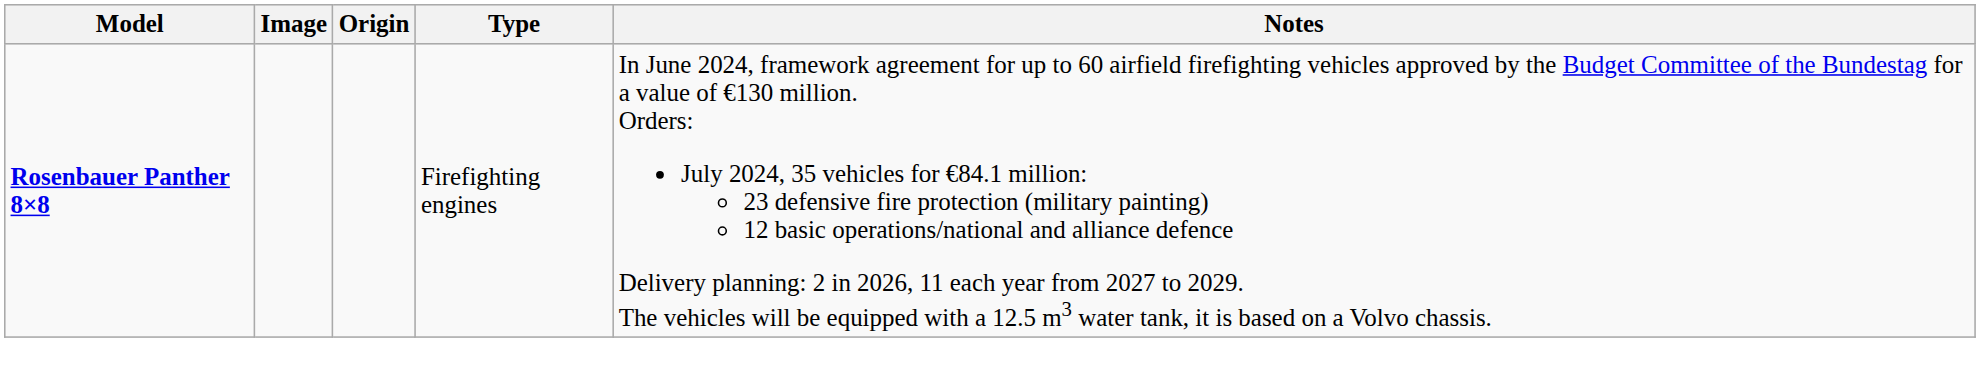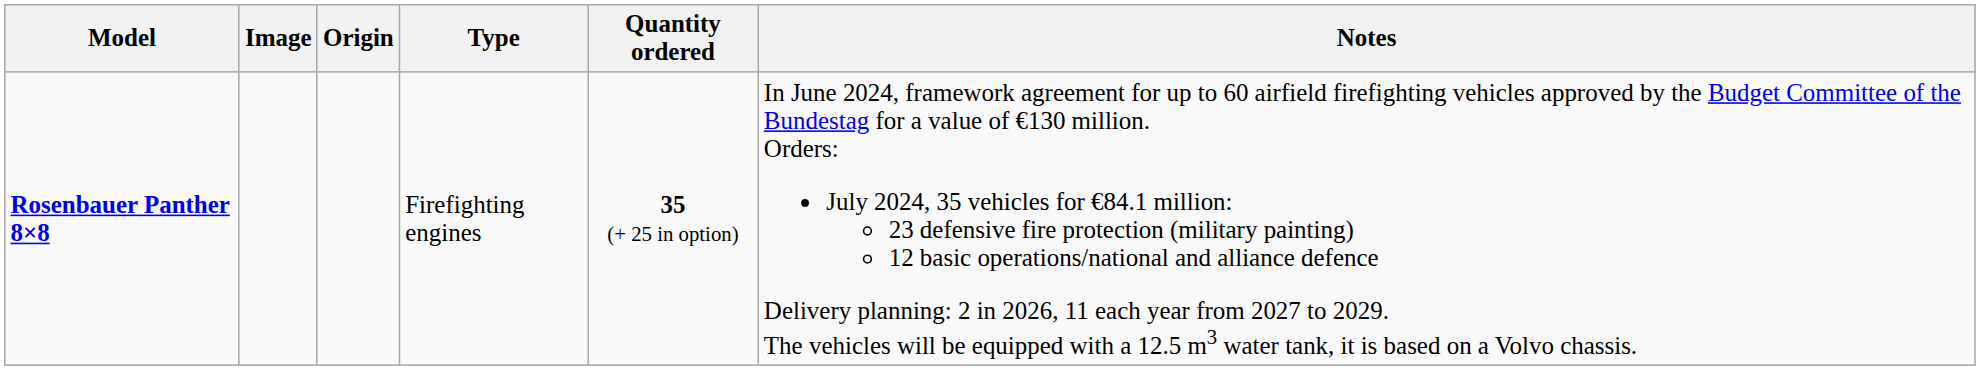+ column: (673, 38)
